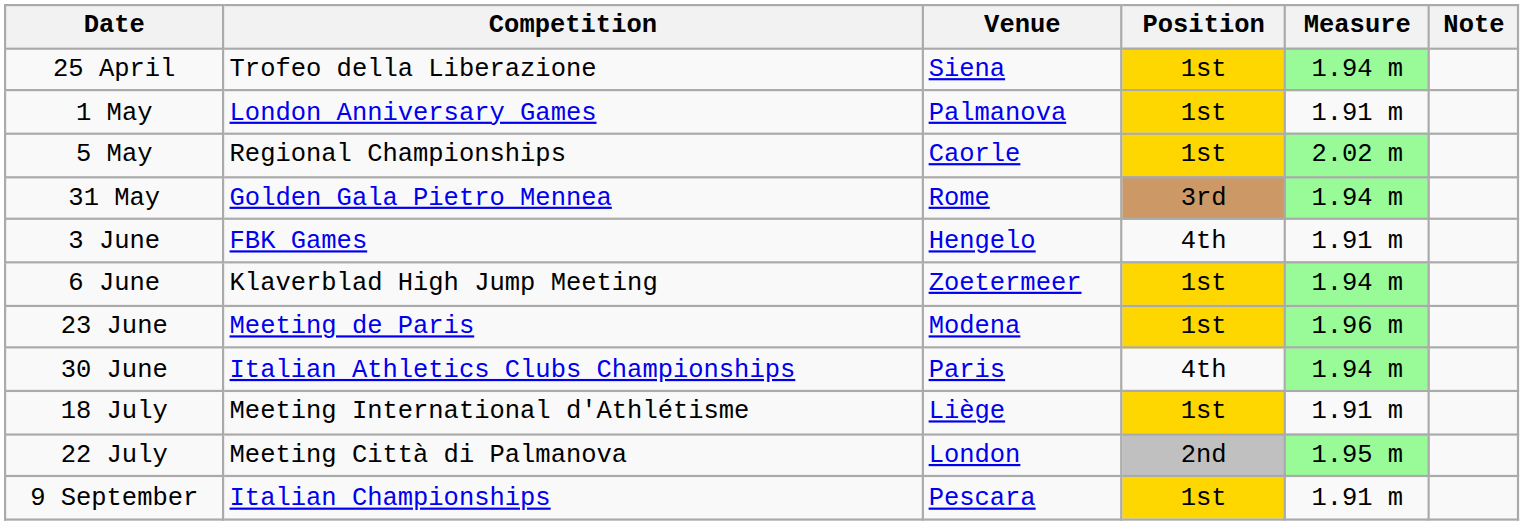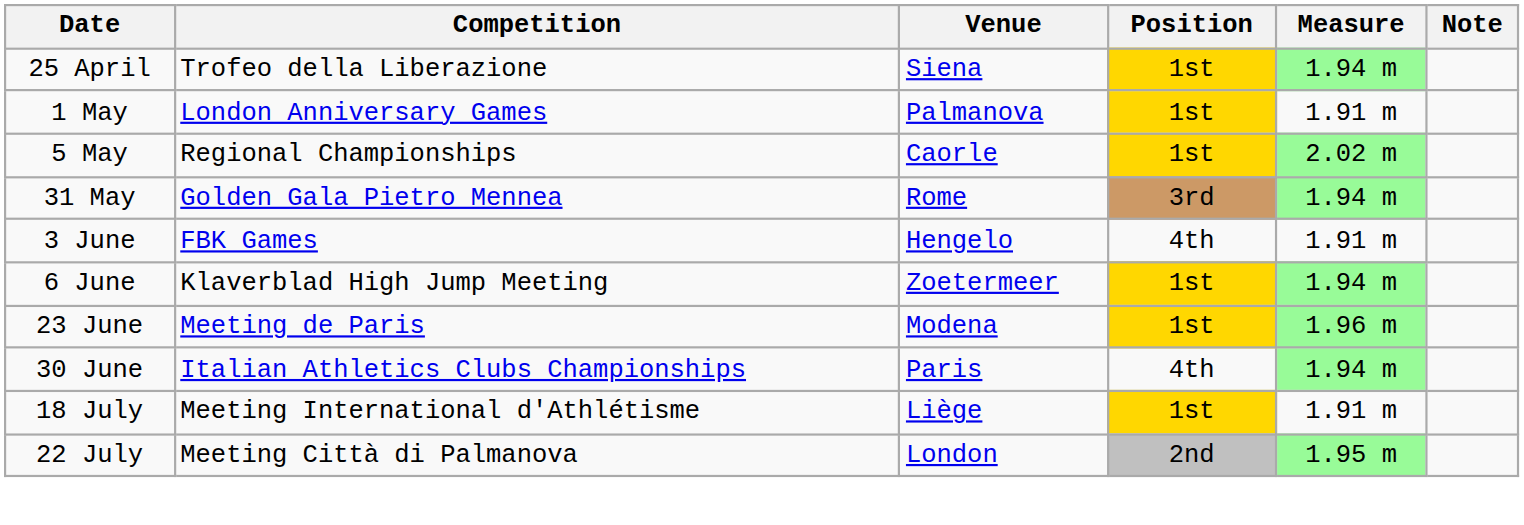- row: (114, 498)
